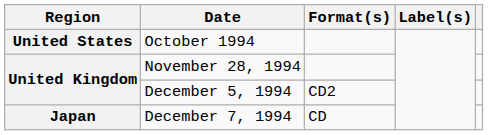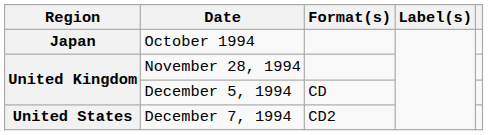(73, 42) United States -> (73, 42) Japan
(322, 92) CD2 -> (317, 92) CD
(73, 117) Japan -> (73, 117) United States
(317, 117) CD -> (322, 117) CD2
